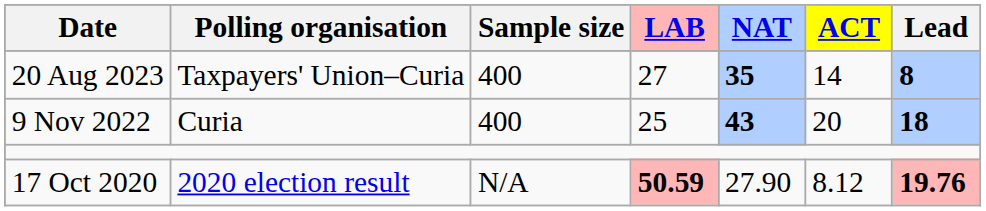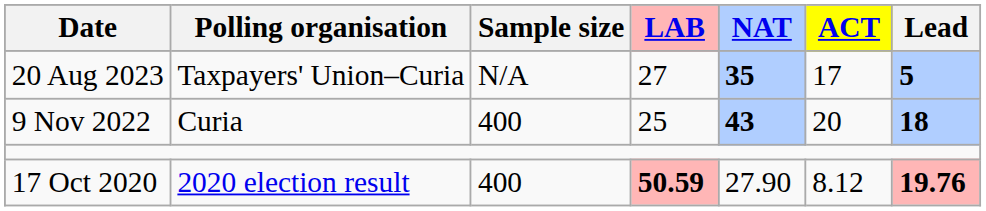(500, 74) 400 -> (503, 74) N/A
(827, 74) 14 -> (827, 74) 17
(907, 74) 8 -> (907, 74) 5
(503, 181) N/A -> (500, 181) 400
